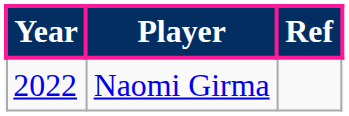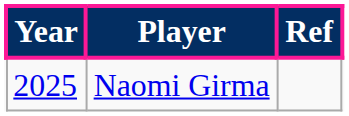(45, 84) 2022 -> (45, 84) 2025
